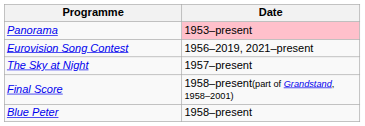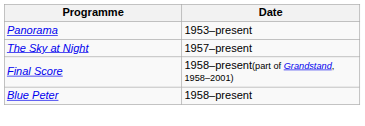(218, 30) pink background -> (218, 30) no background
- row: (68, 48)
